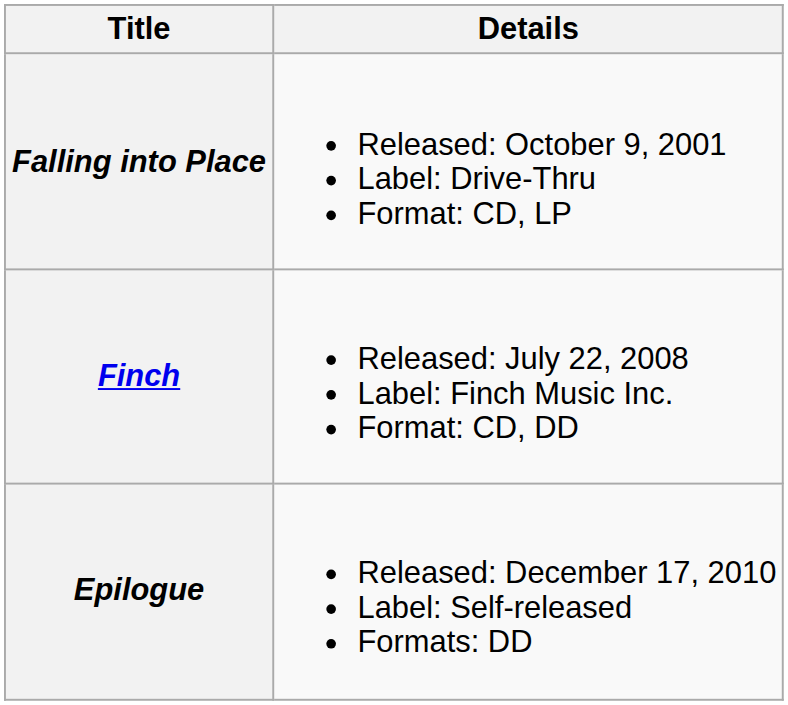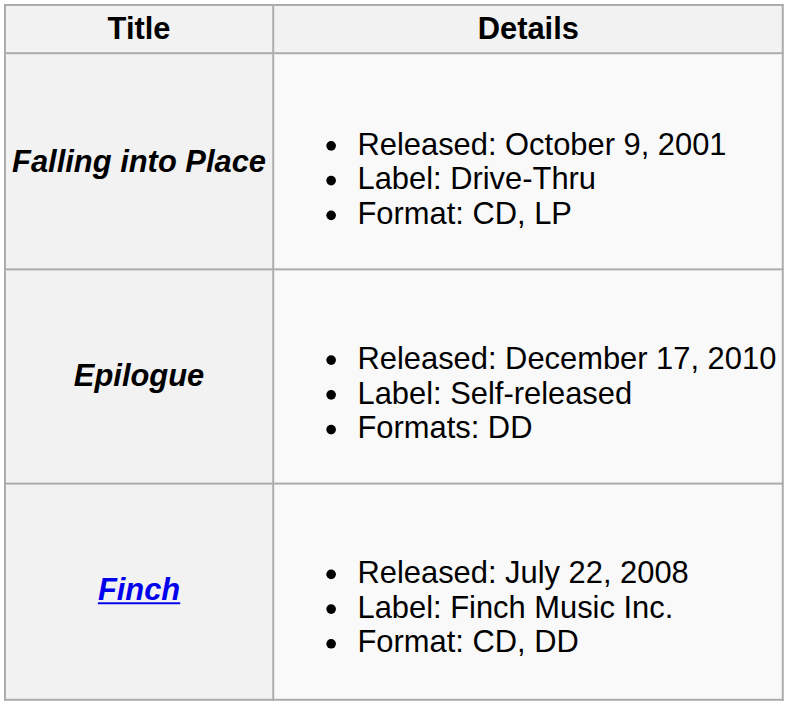rows swapped: (139, 375) <-> (139, 590)
